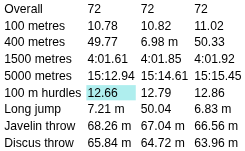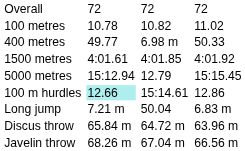(164, 76) 15:14.61 -> (156, 76) 12.79
(156, 92) 12.79 -> (164, 92) 15:14.61
rows swapped: (39, 142) <-> (40, 126)
